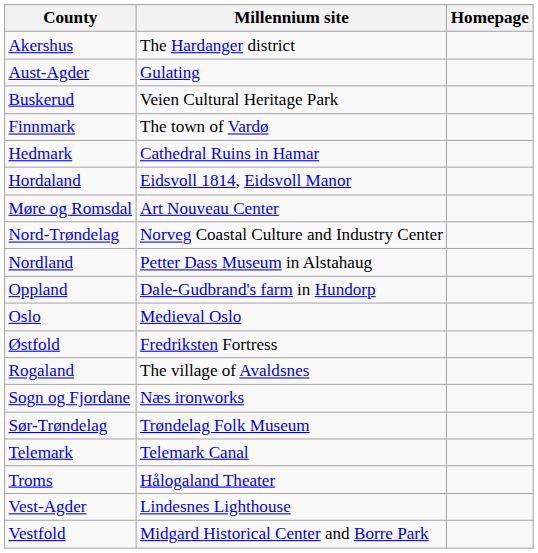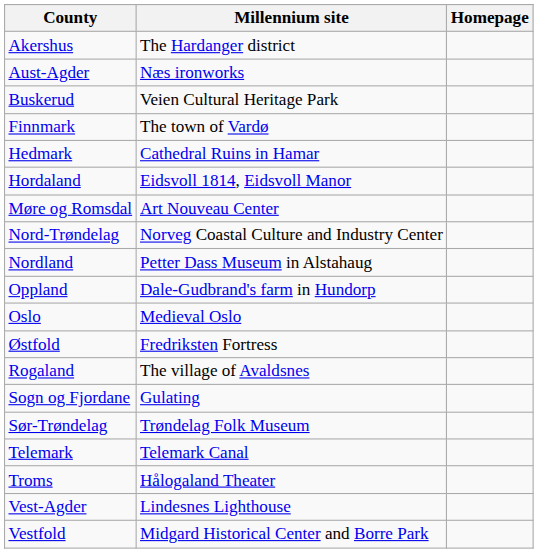(170, 72) Gulating -> (192, 72) Næs ironworks
(192, 398) Næs ironworks -> (170, 398) Gulating
